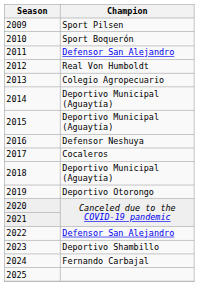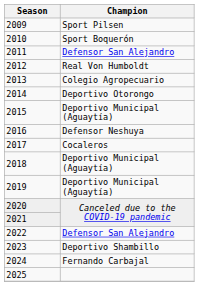(111, 99) Deportivo Municipal (Aguaytía) -> (108, 94) Deportivo Otorongo
(108, 192) Deportivo Otorongo -> (111, 187) Deportivo Municipal (Aguaytía)
